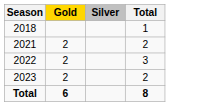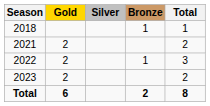+ column: (145, 12)
